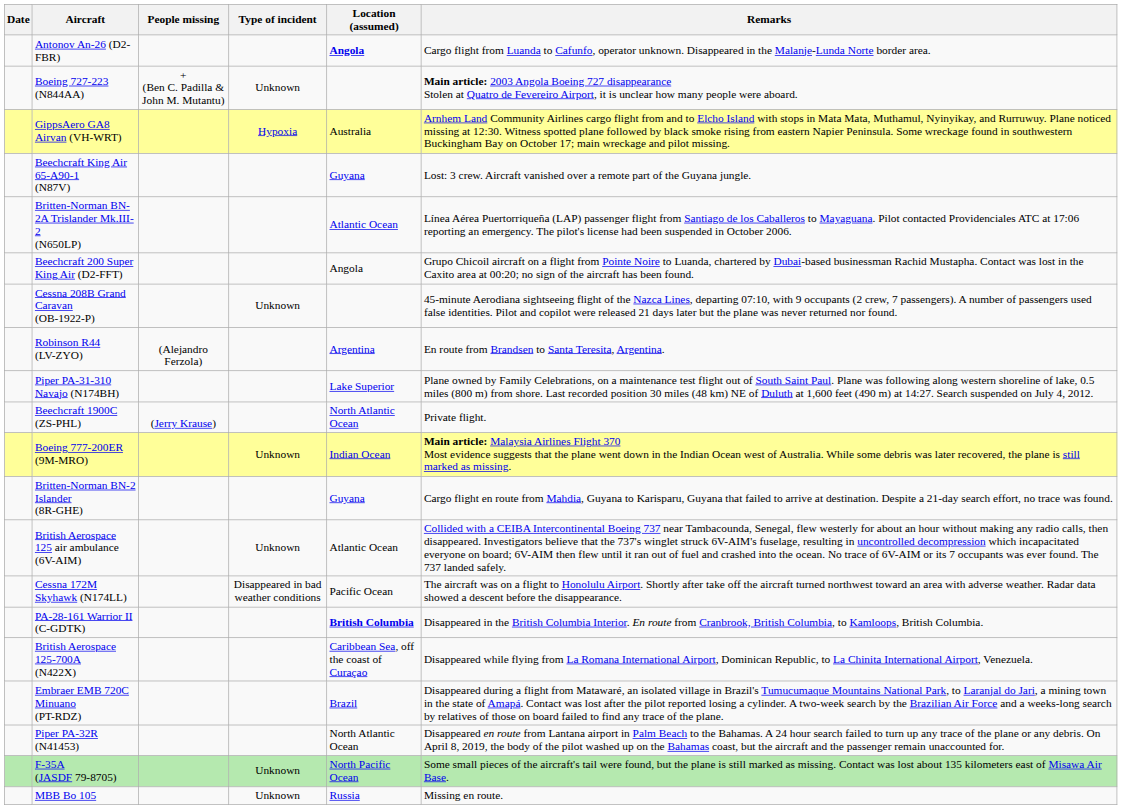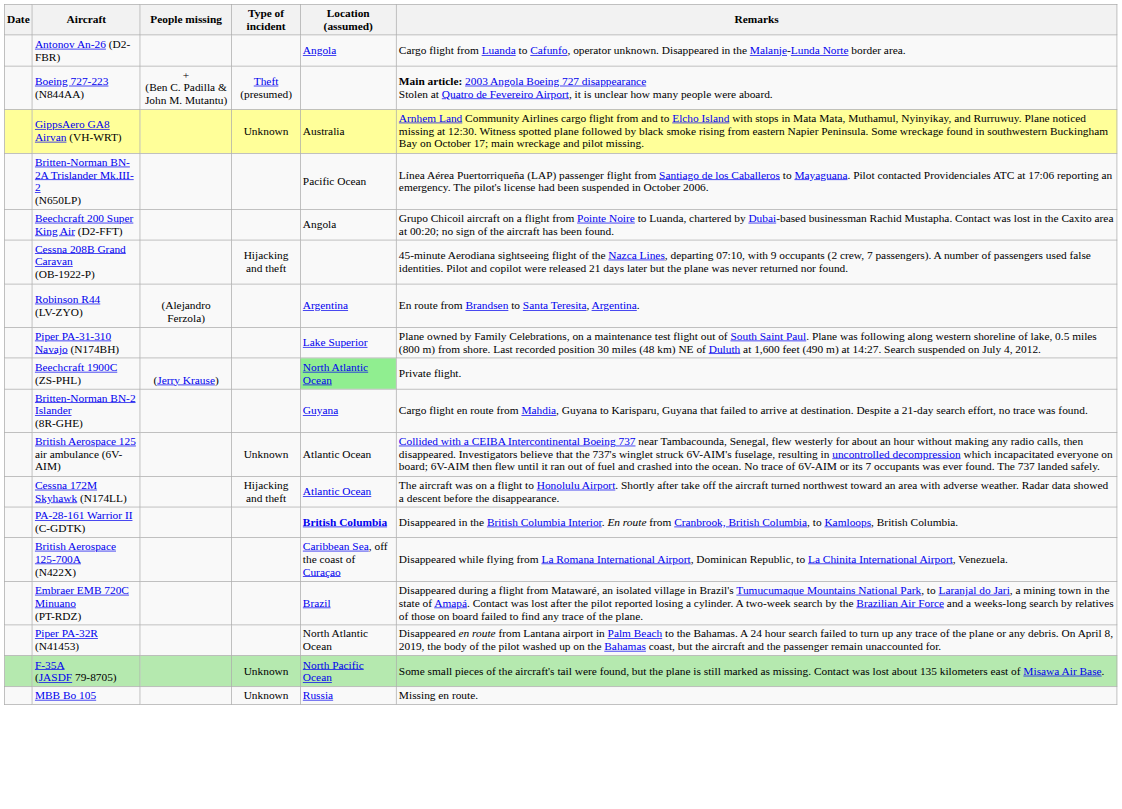(347, 50) bold -> (320, 50) normal
(278, 87) Unknown -> (266, 87) Theft (presumed)
(278, 131) Hypoxia -> (266, 131) Unknown
- row: (81, 175)
(364, 224) Atlantic Ocean -> (335, 181) Pacific Ocean
(278, 305) Unknown -> (266, 262) Hijacking and theft
(362, 417) no background -> (335, 373) lightgreen background
- row: (79, 454)
(278, 591) Disappeared in bad weather conditions -> (266, 491) Hijacking and theft
(361, 591) Pacific Ocean -> (337, 491) Atlantic Ocean
